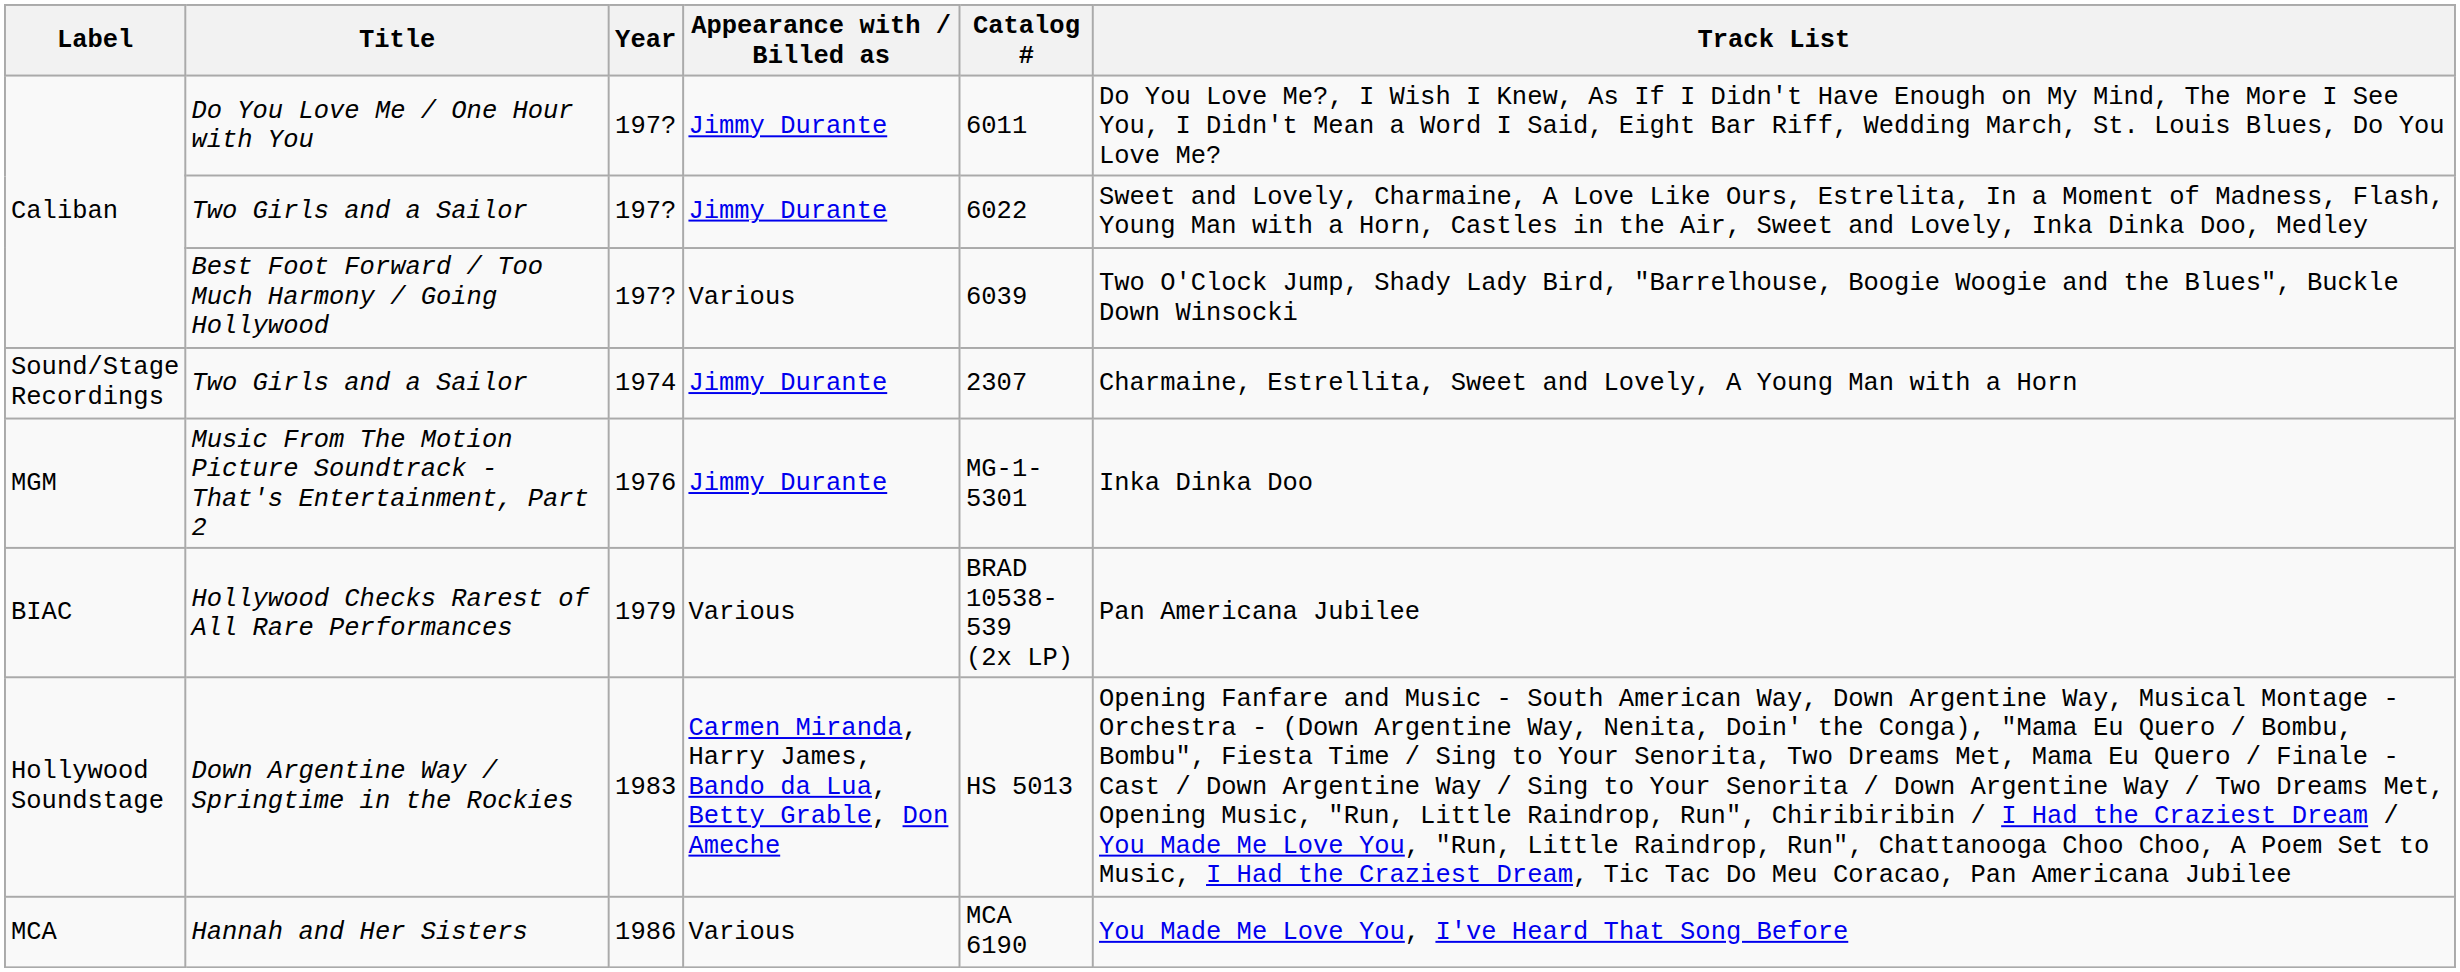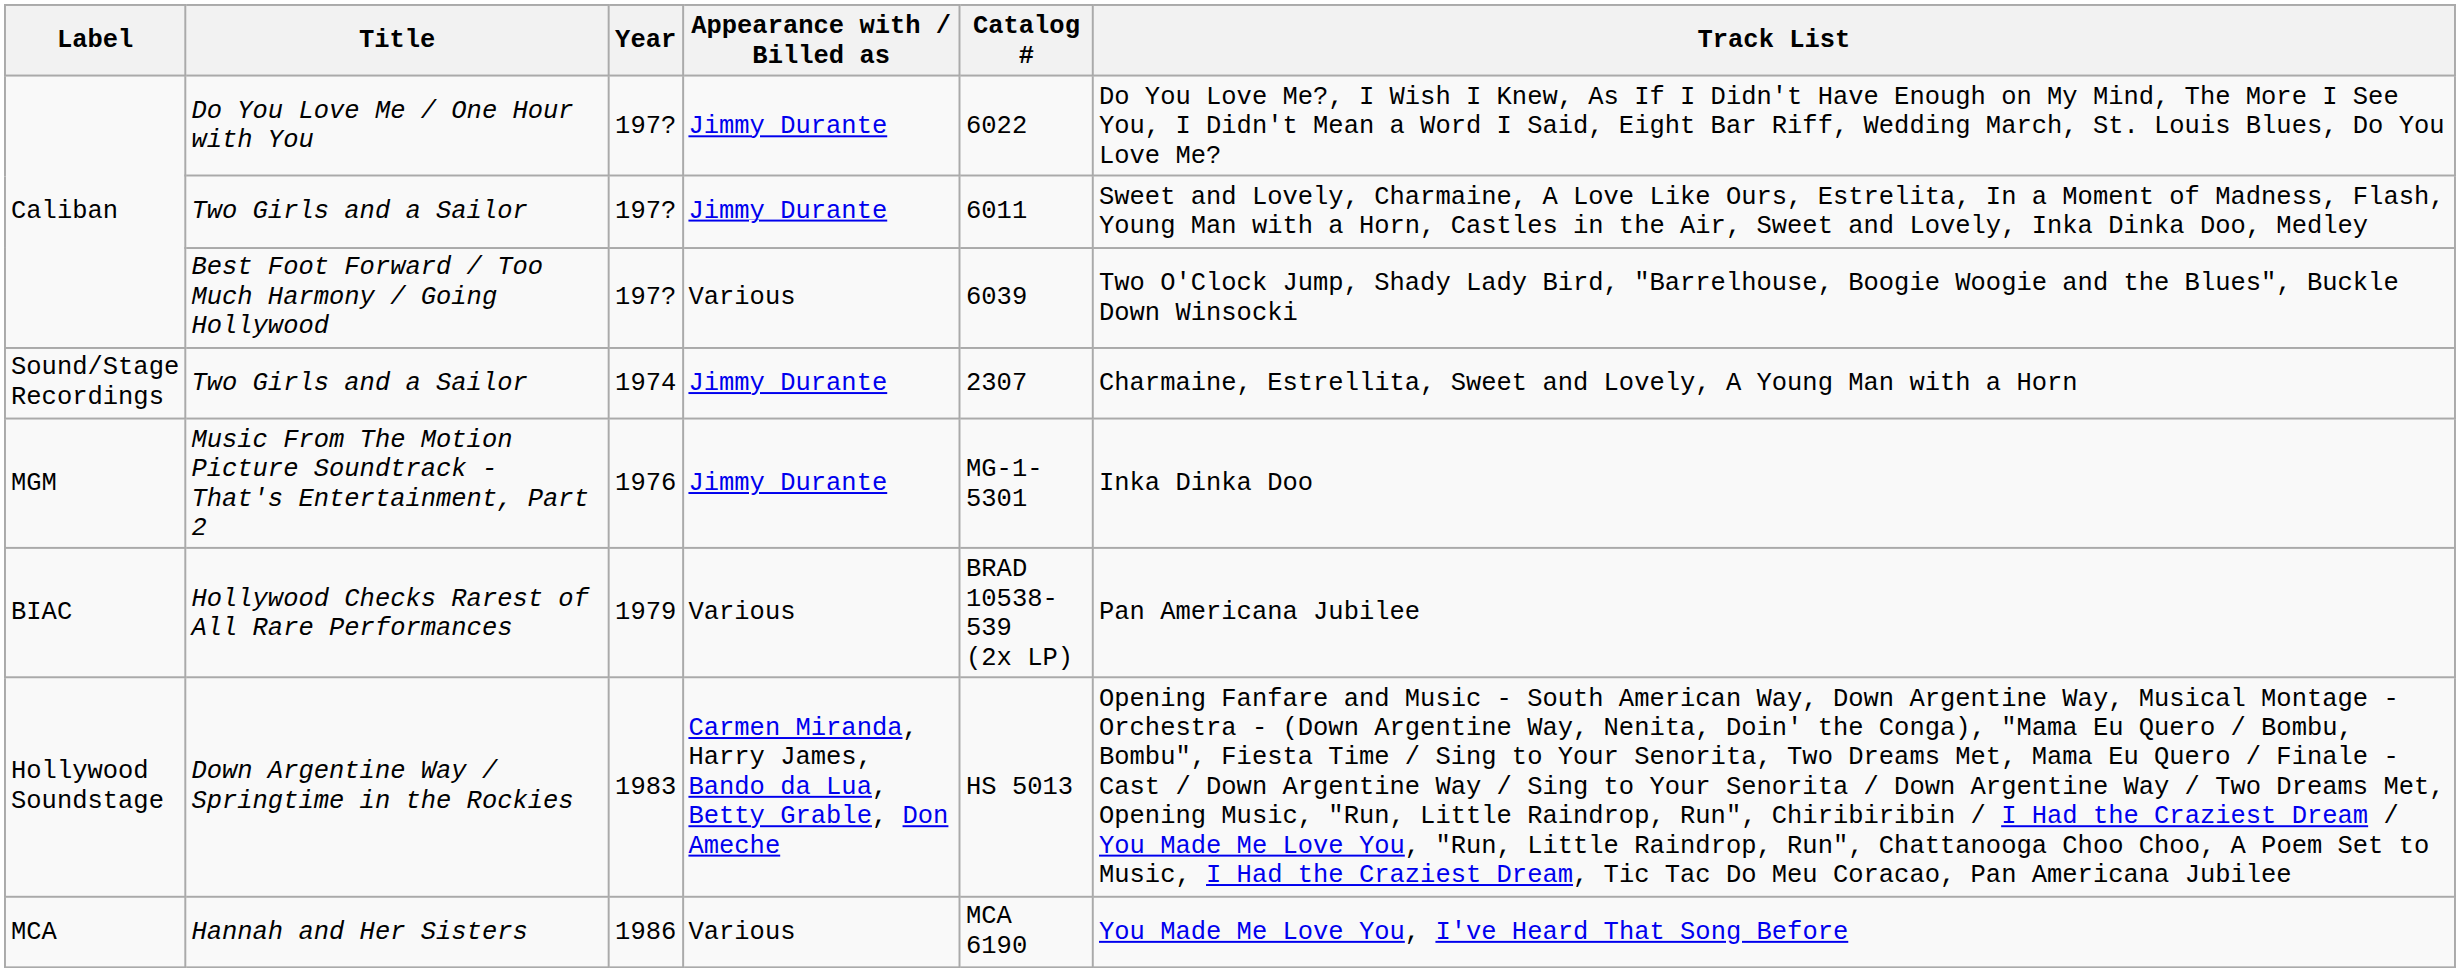(997, 126) 6011 -> (997, 126) 6022
(997, 212) 6022 -> (997, 212) 6011
